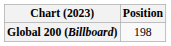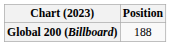(143, 32) 198 -> (143, 32) 188
